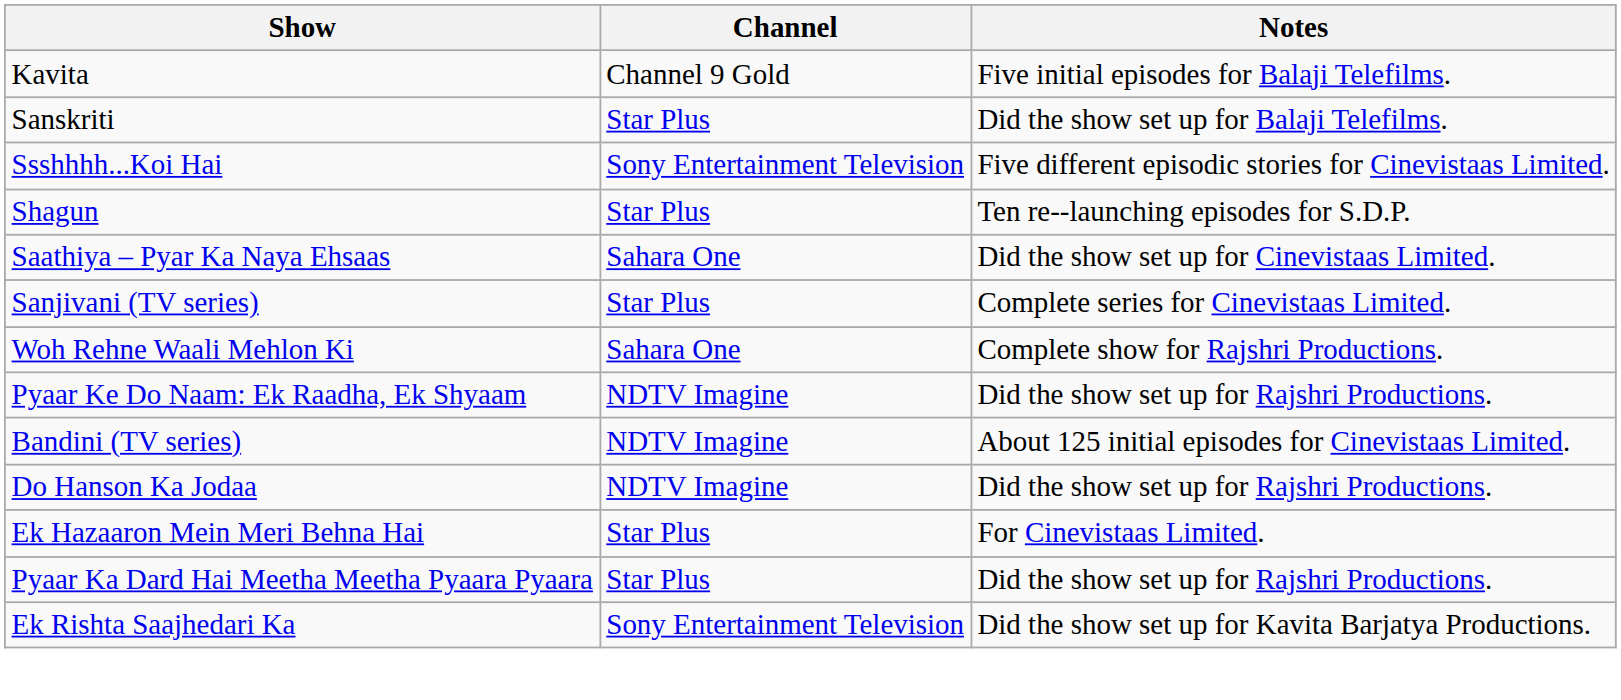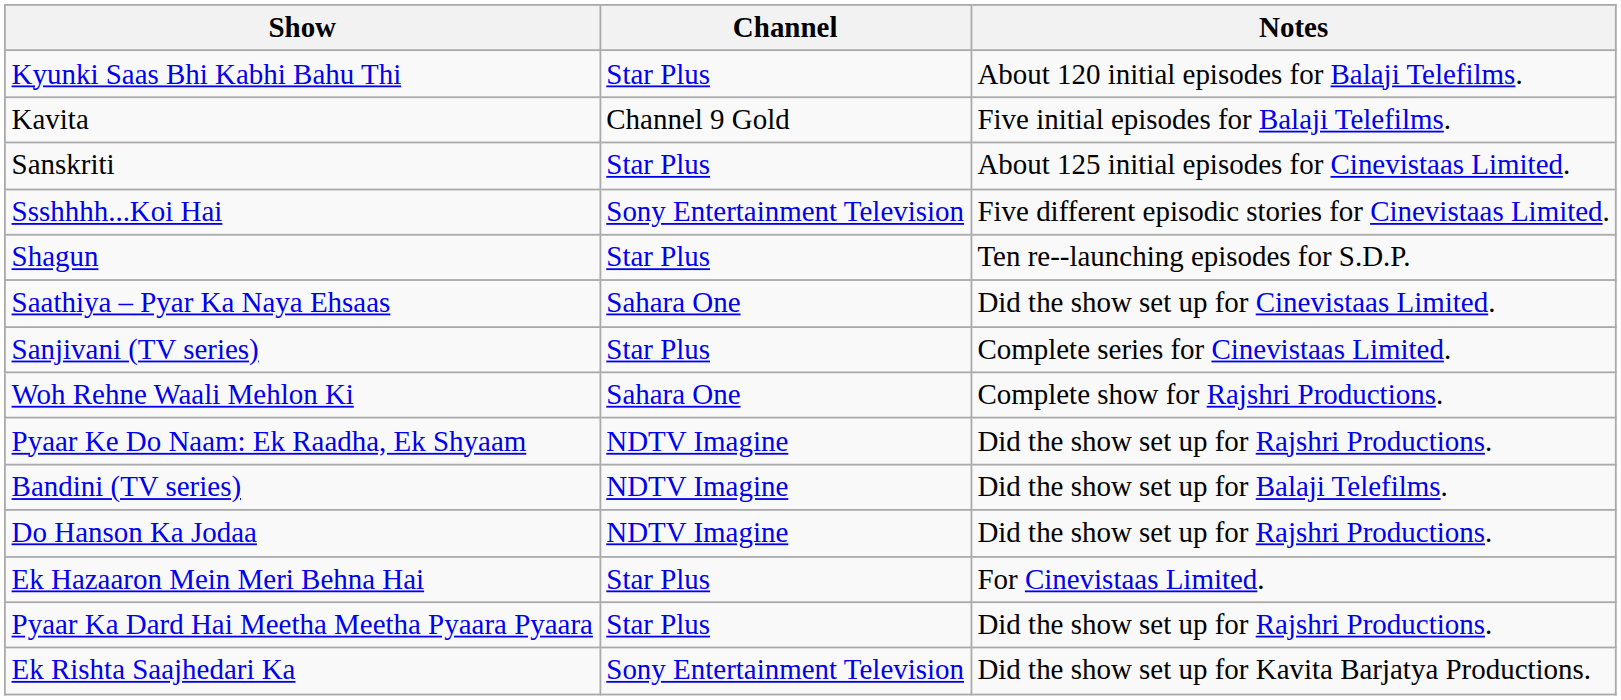+ row: (206, 73)
(1213, 119) Did the show set up for Balaji Telefilms. -> (1274, 165) About 125 initial episodes for Cinevistaas Limited.
(1274, 440) About 125 initial episodes for Cinevistaas Limited. -> (1213, 486) Did the show set up for Balaji Telefilms.
